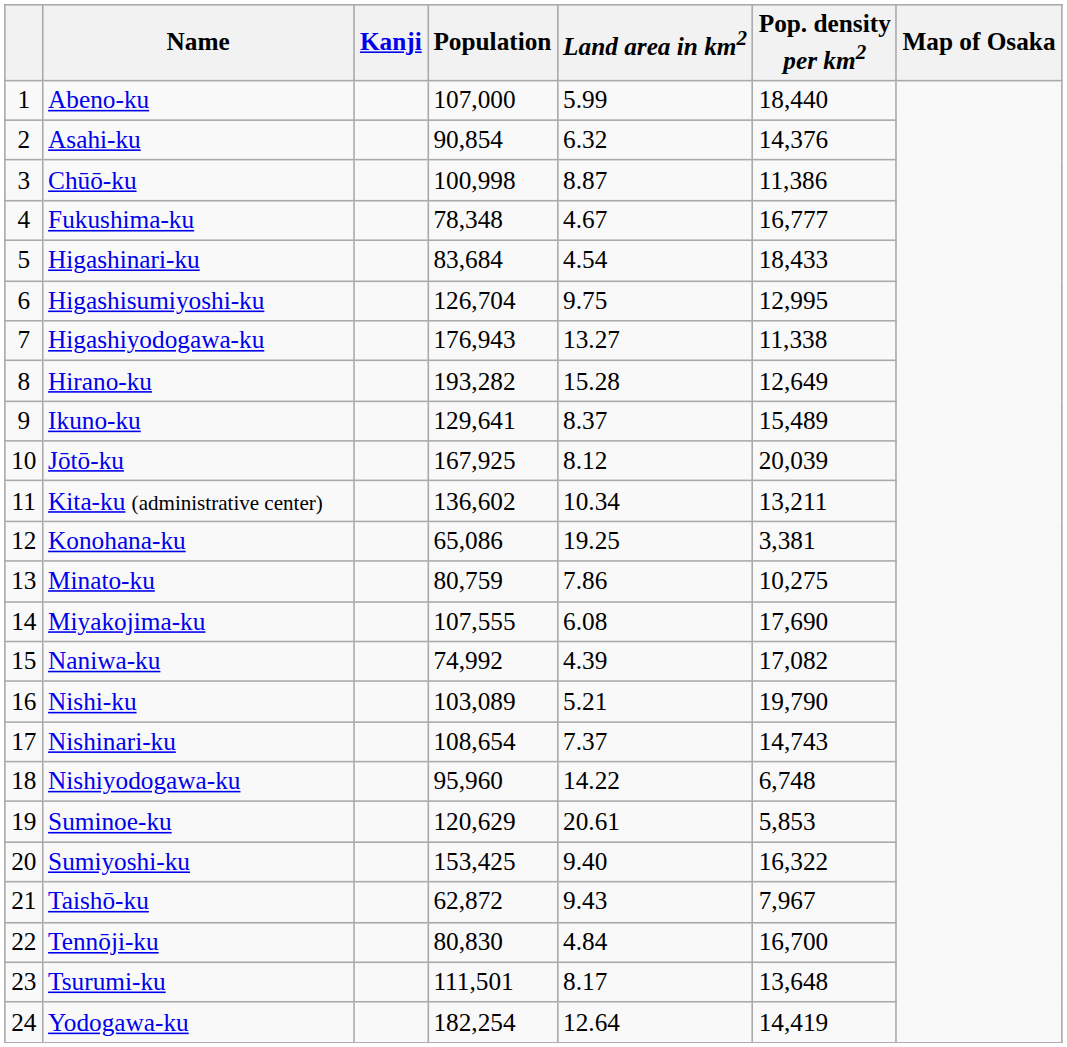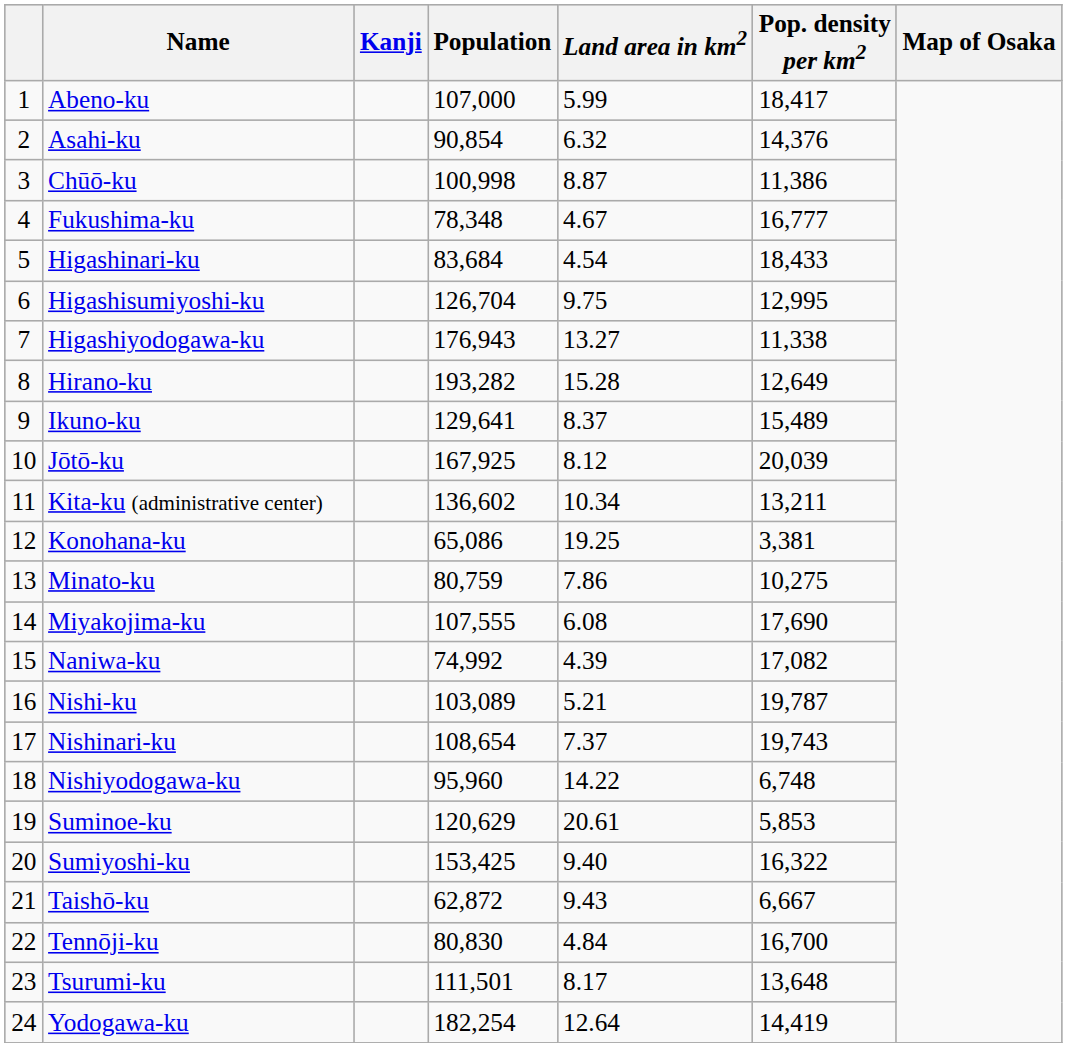(793, 99) 18,440 -> (793, 99) 18,417
(793, 701) 19,790 -> (793, 701) 19,787
(793, 741) 14,743 -> (793, 741) 19,743
(787, 901) 7,967 -> (787, 901) 6,667
